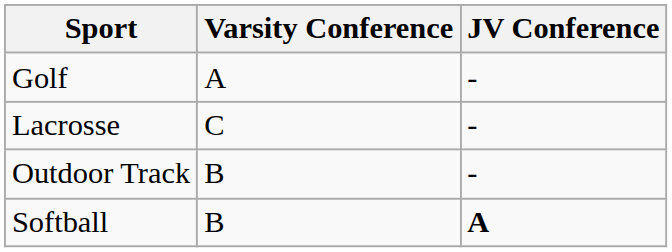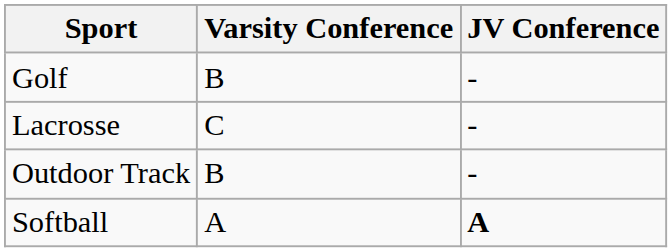(215, 76) A -> (214, 76) B
(214, 221) B -> (215, 221) A
